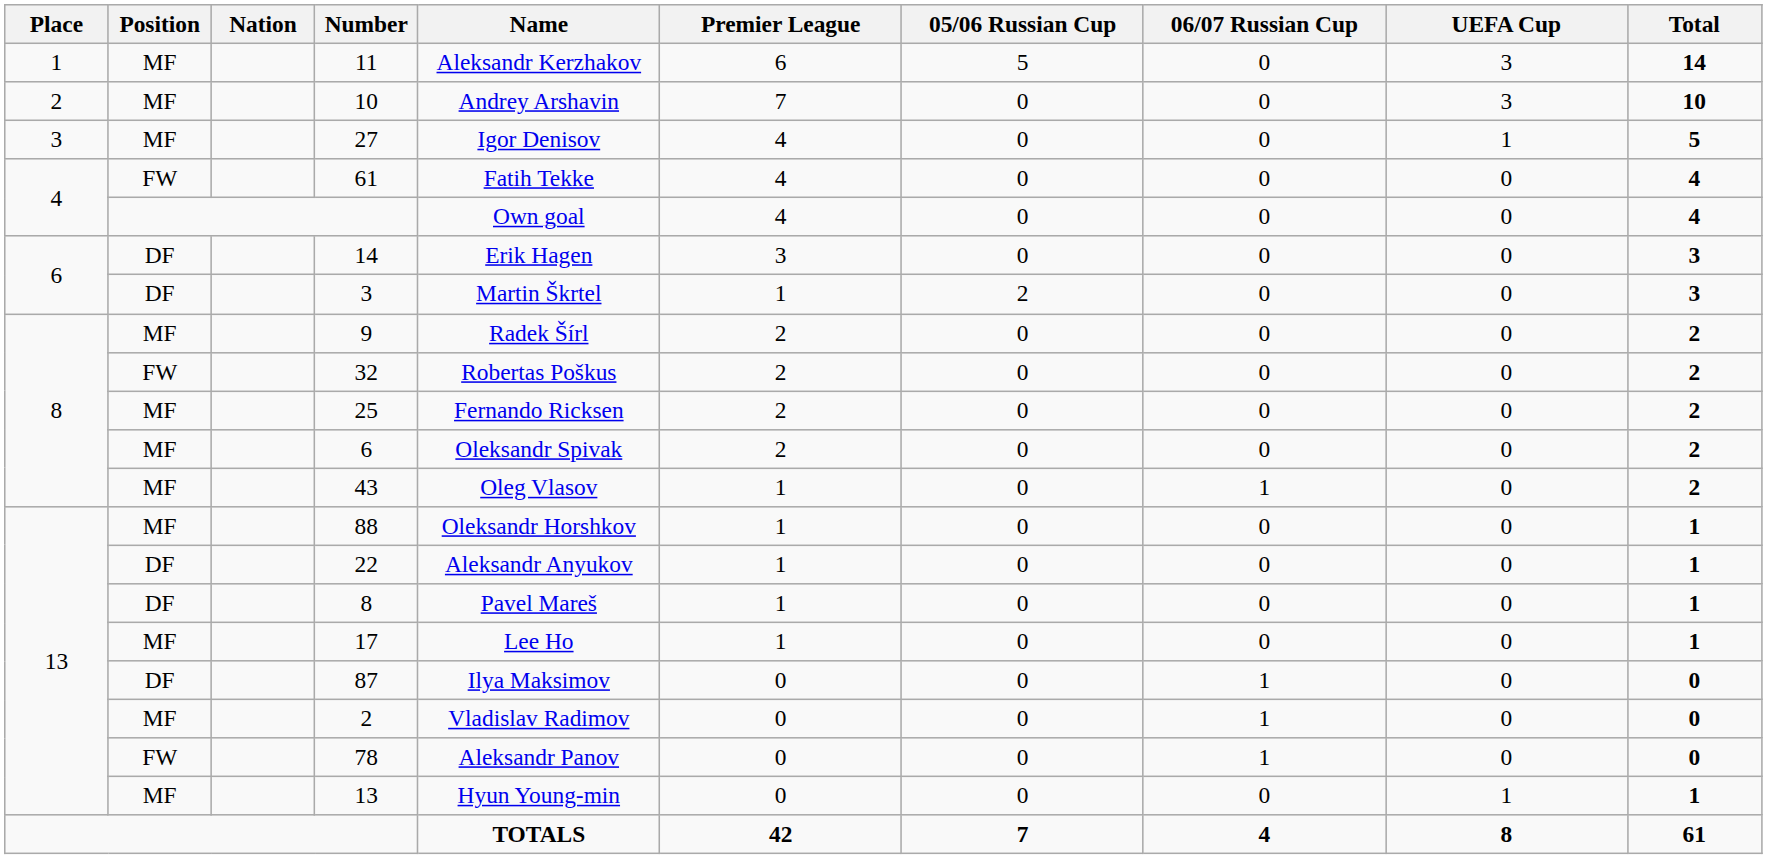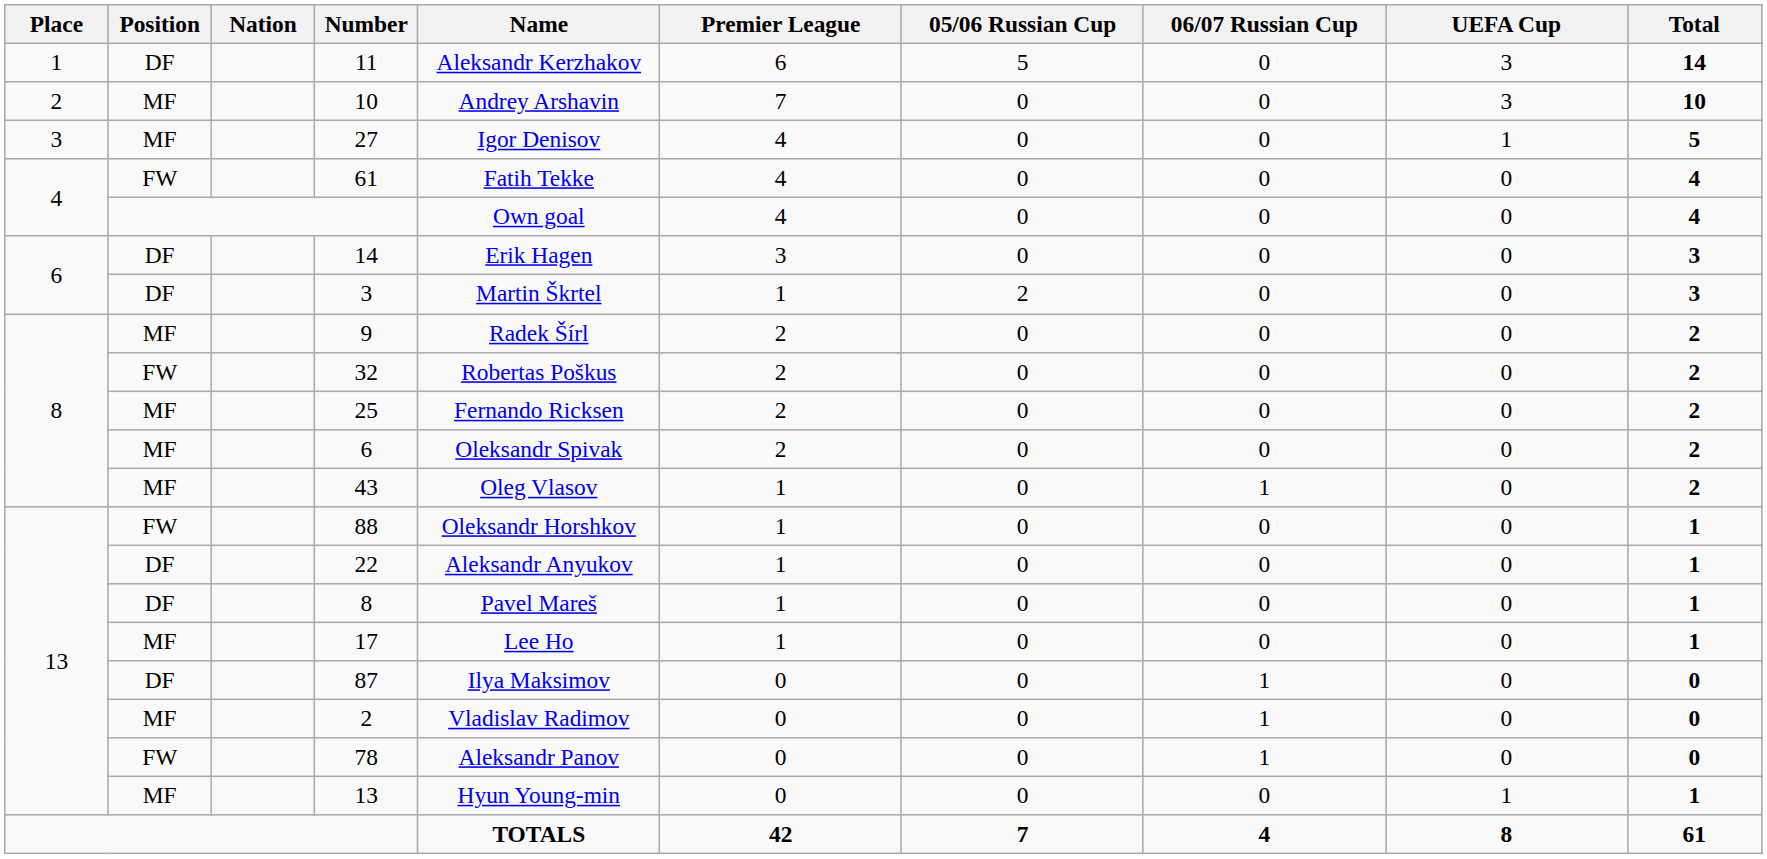(160, 62) MF -> (160, 62) DF
(160, 525) MF -> (160, 525) FW
